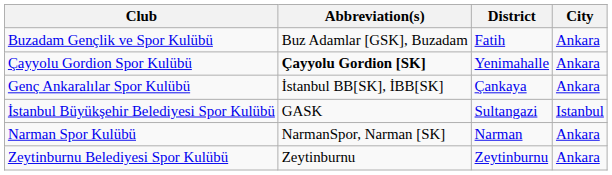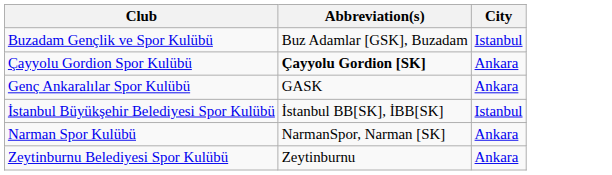- column: (512, 16)
(578, 39) Ankara -> (499, 39) Istanbul
(363, 87) İstanbul BB[SK], İBB[SK] -> (302, 87) GASK
(302, 110) GASK -> (363, 110) İstanbul BB[SK], İBB[SK]
